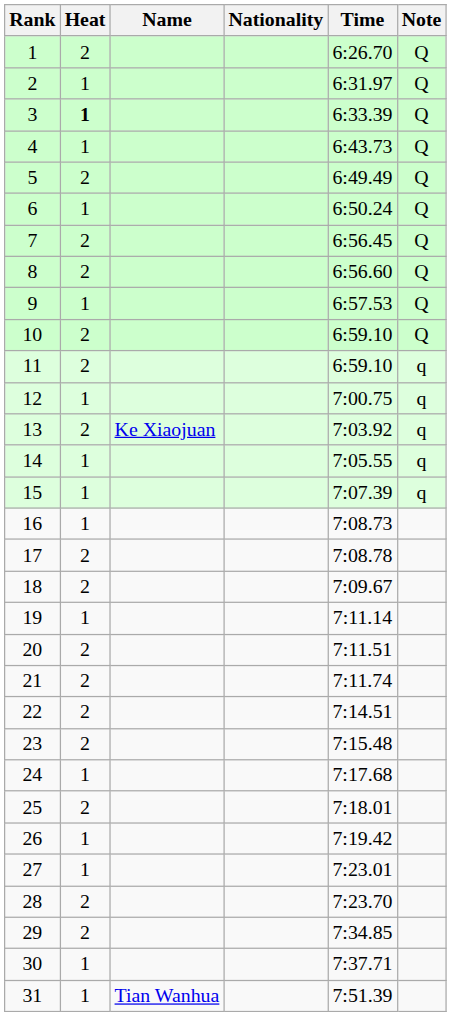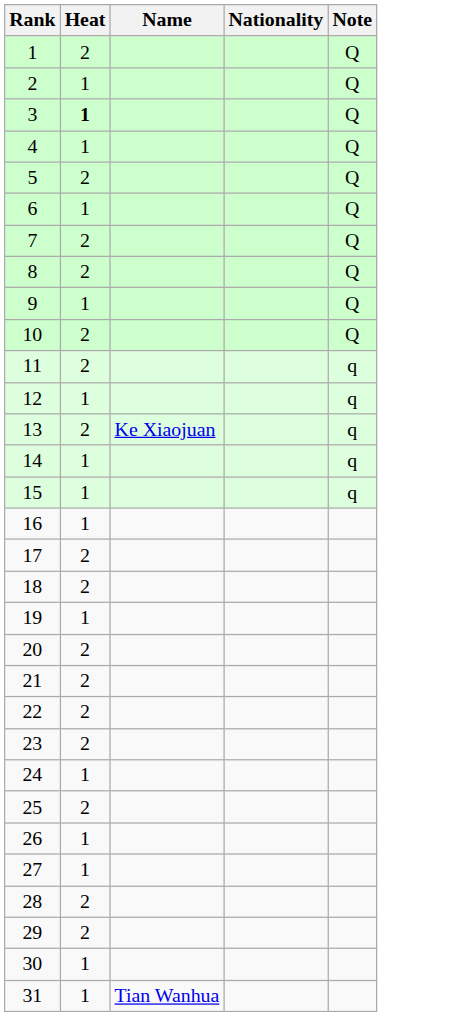- column: (362, 20)
